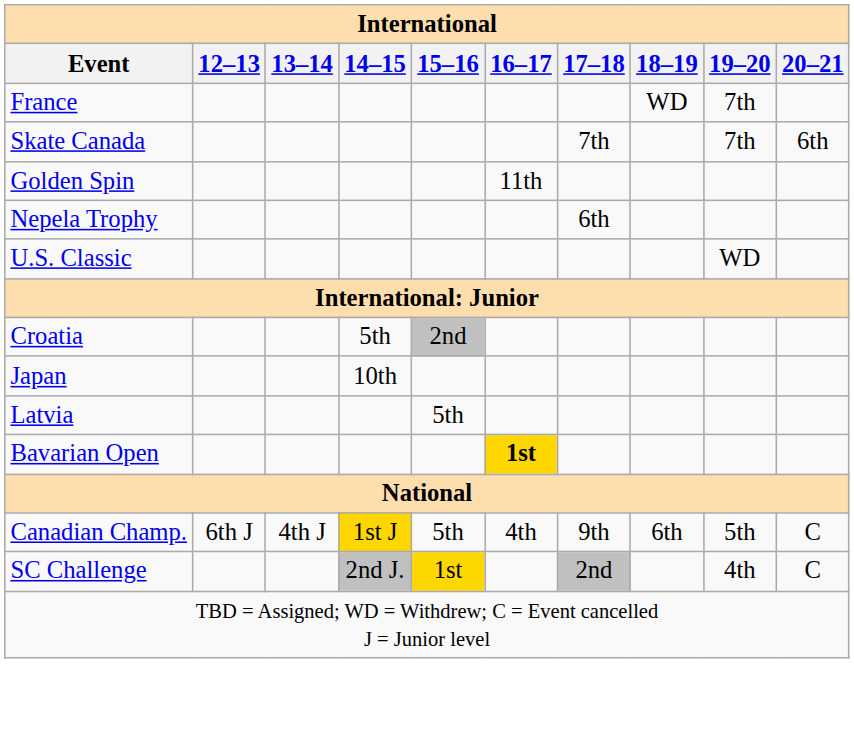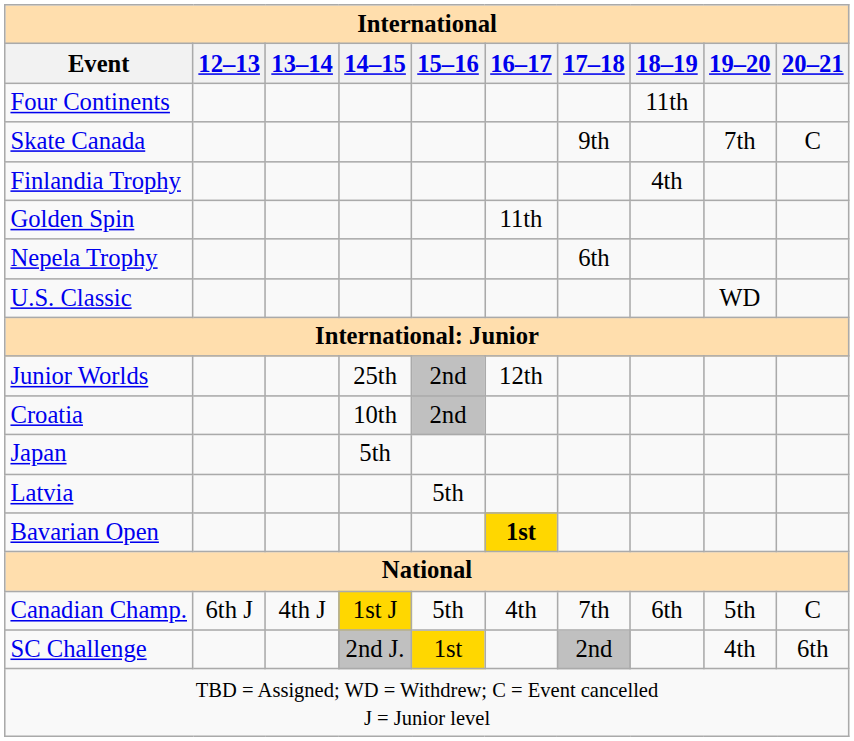+ row: (90, 102)
- row: (44, 102)
(594, 141) 7th -> (594, 141) 9th
(813, 141) 6th -> (813, 141) C
+ row: (96, 180)
+ row: (79, 375)
(375, 336) 5th -> (375, 414) 10th
(375, 375) 10th -> (375, 453) 5th
(594, 532) 9th -> (594, 610) 7th
(813, 571) C -> (813, 649) 6th
